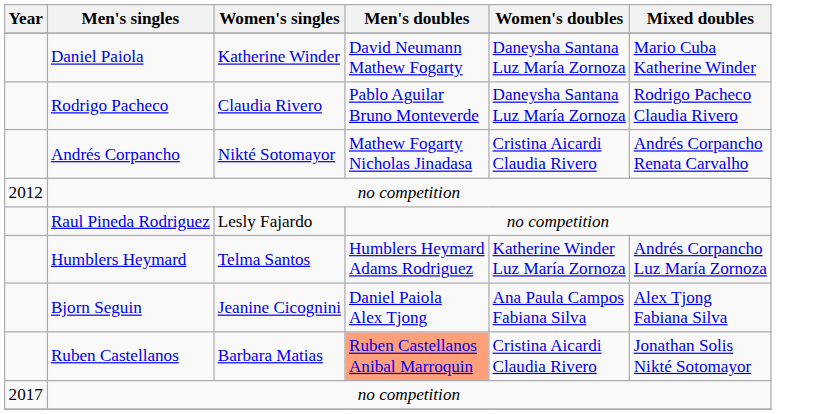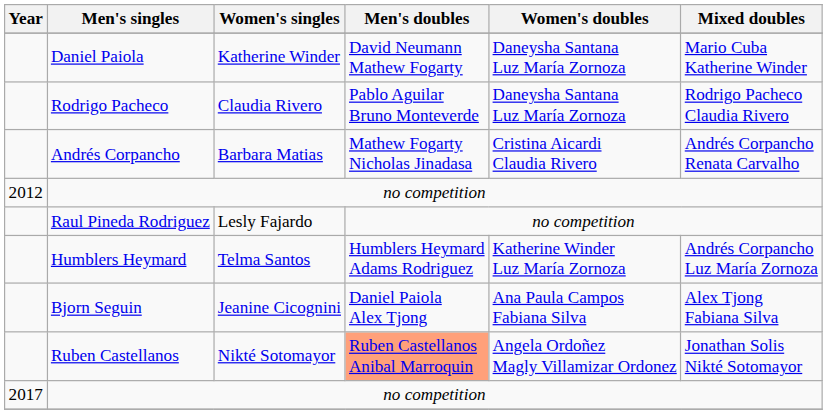(277, 154) Nikté Sotomayor -> (270, 154) Barbara Matias
(270, 356) Barbara Matias -> (277, 356) Nikté Sotomayor
(547, 356) Cristina Aicardi Claudia Rivero -> (585, 356) Angela Ordoñez Magly Villamizar Ordonez
